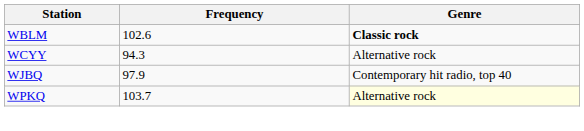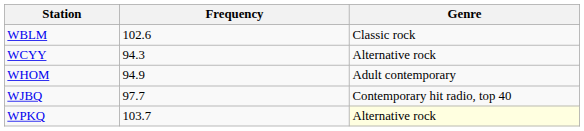(386, 34) bold -> (384, 34) normal
+ row: (28, 75)
(134, 75) 97.9 -> (134, 95) 97.7
